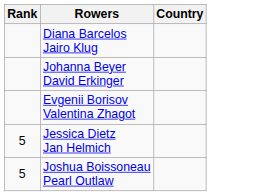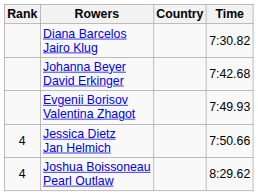+ column: (230, 14)
(22, 140) 5 -> (22, 140) 4
(22, 174) 5 -> (22, 174) 4
